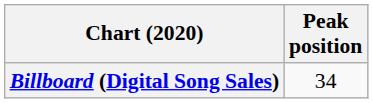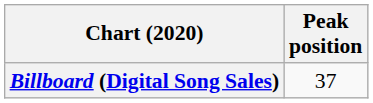(326, 80) 34 -> (326, 80) 37
